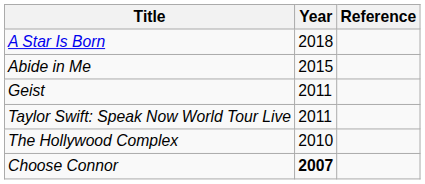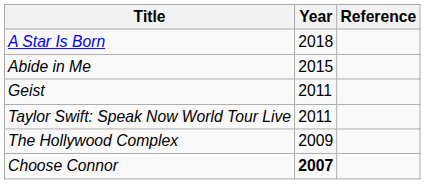(316, 141) 2010 -> (316, 141) 2009
